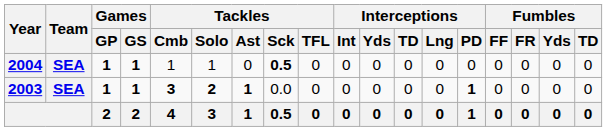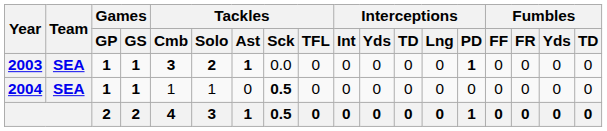rows swapped: (25, 89) <-> (25, 65)
